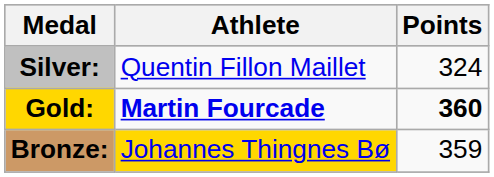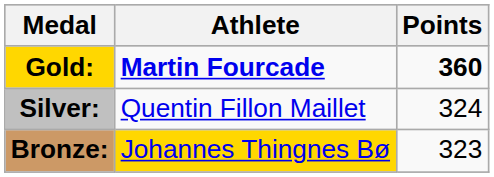rows swapped: (60, 108) <-> (60, 66)
(460, 150) 359 -> (460, 150) 323
